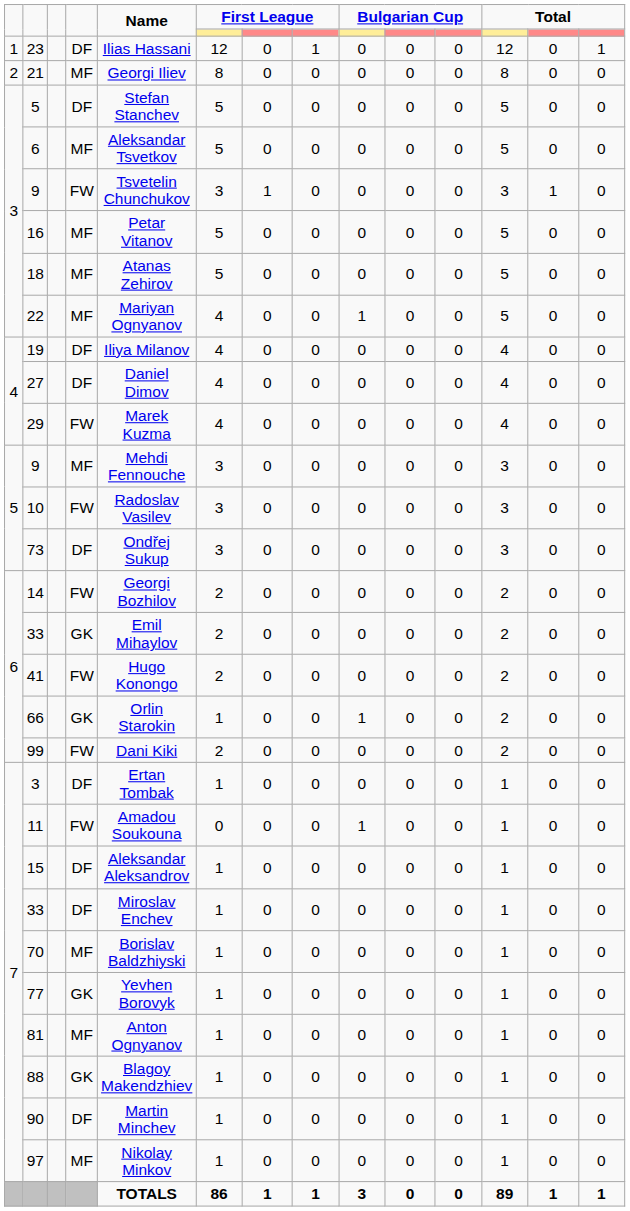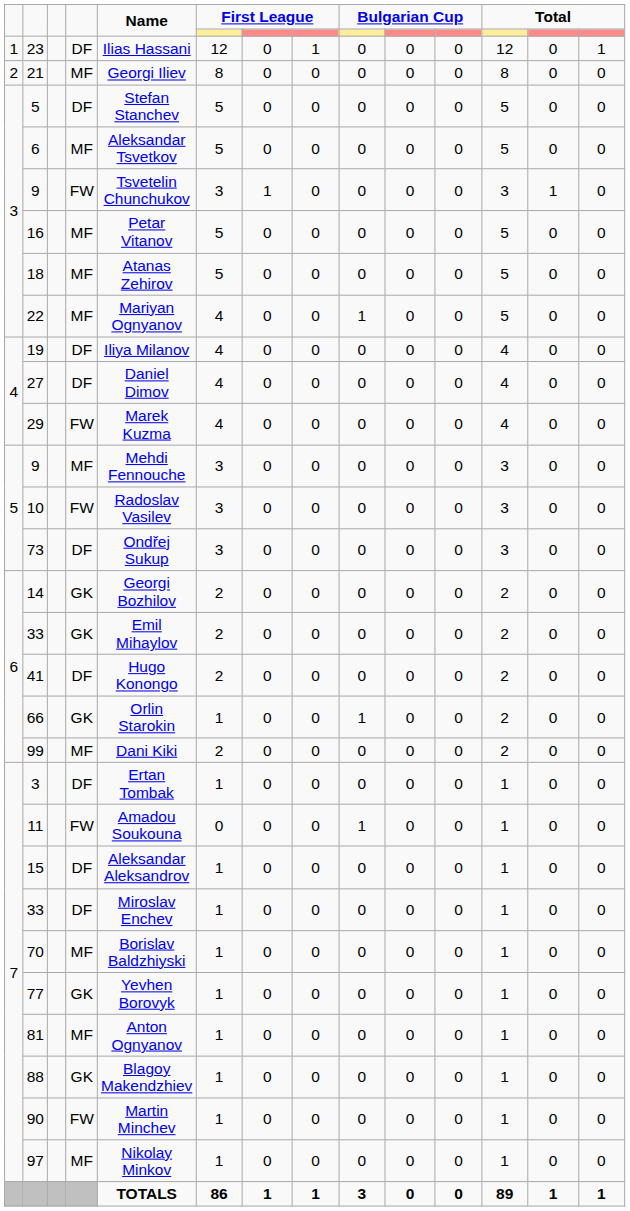(82, 592) FW -> (82, 592) GK
(82, 676) FW -> (82, 676) DF
(82, 751) FW -> (82, 751) MF
(82, 1119) DF -> (82, 1119) FW
